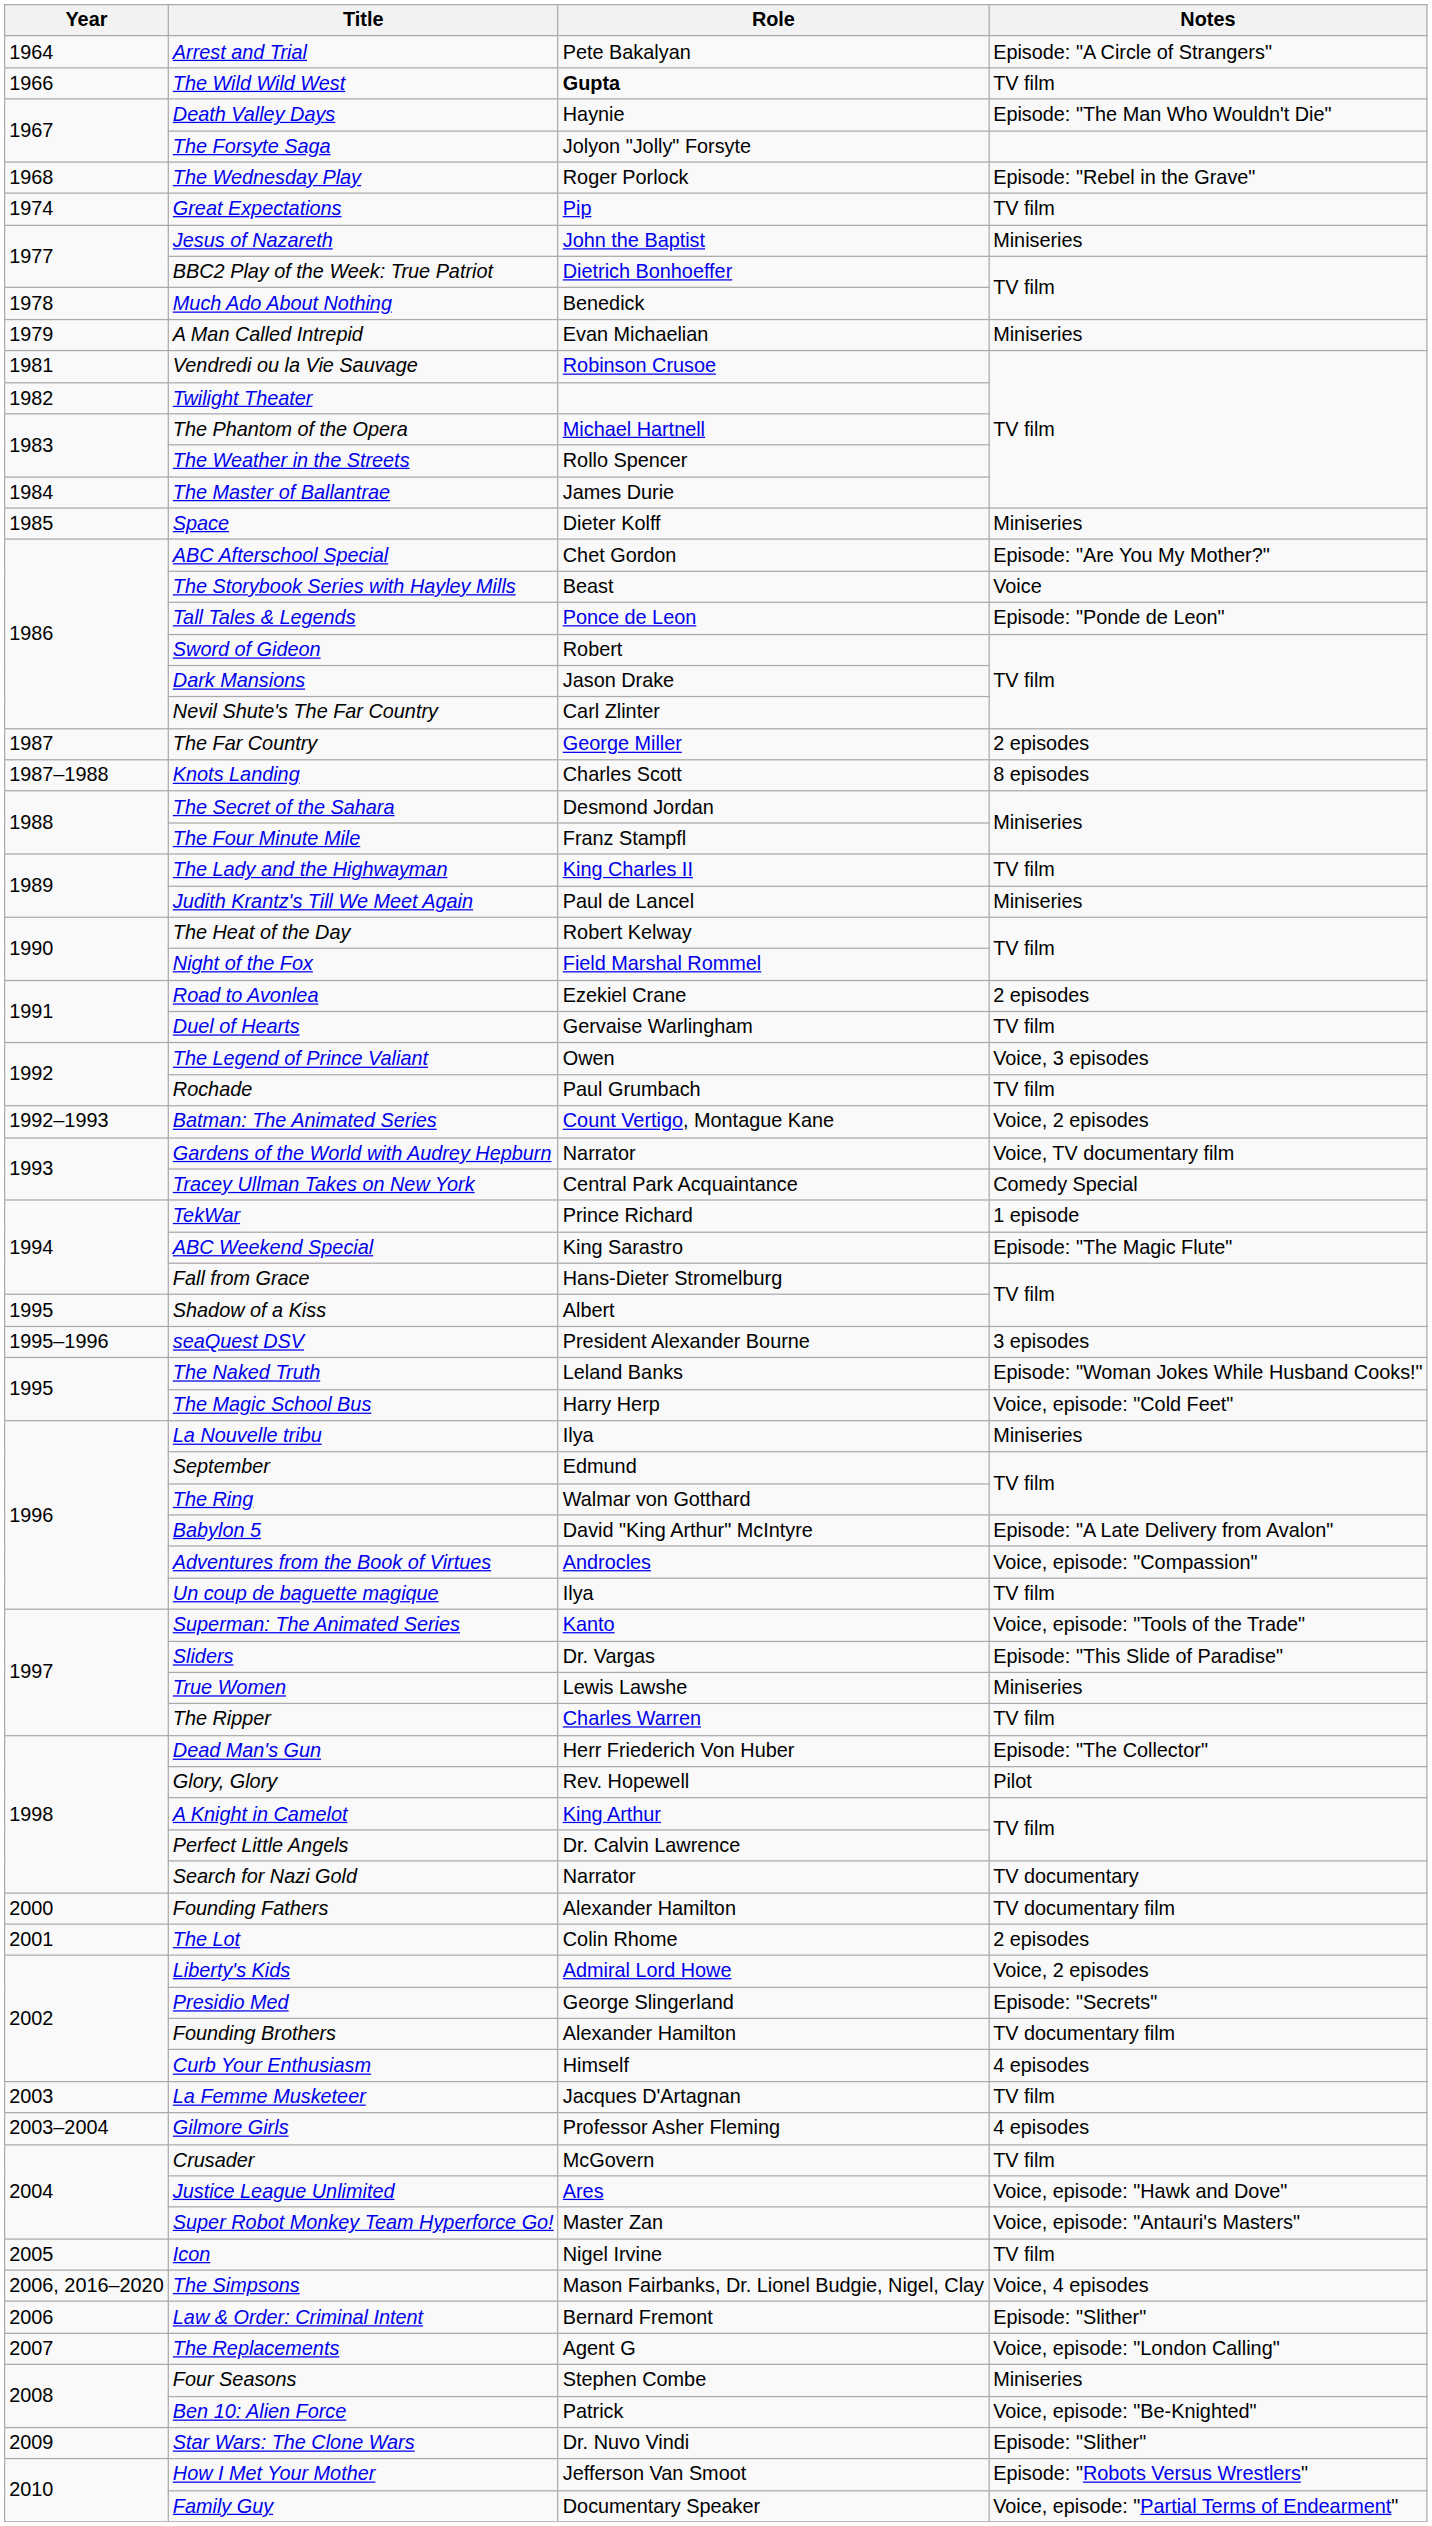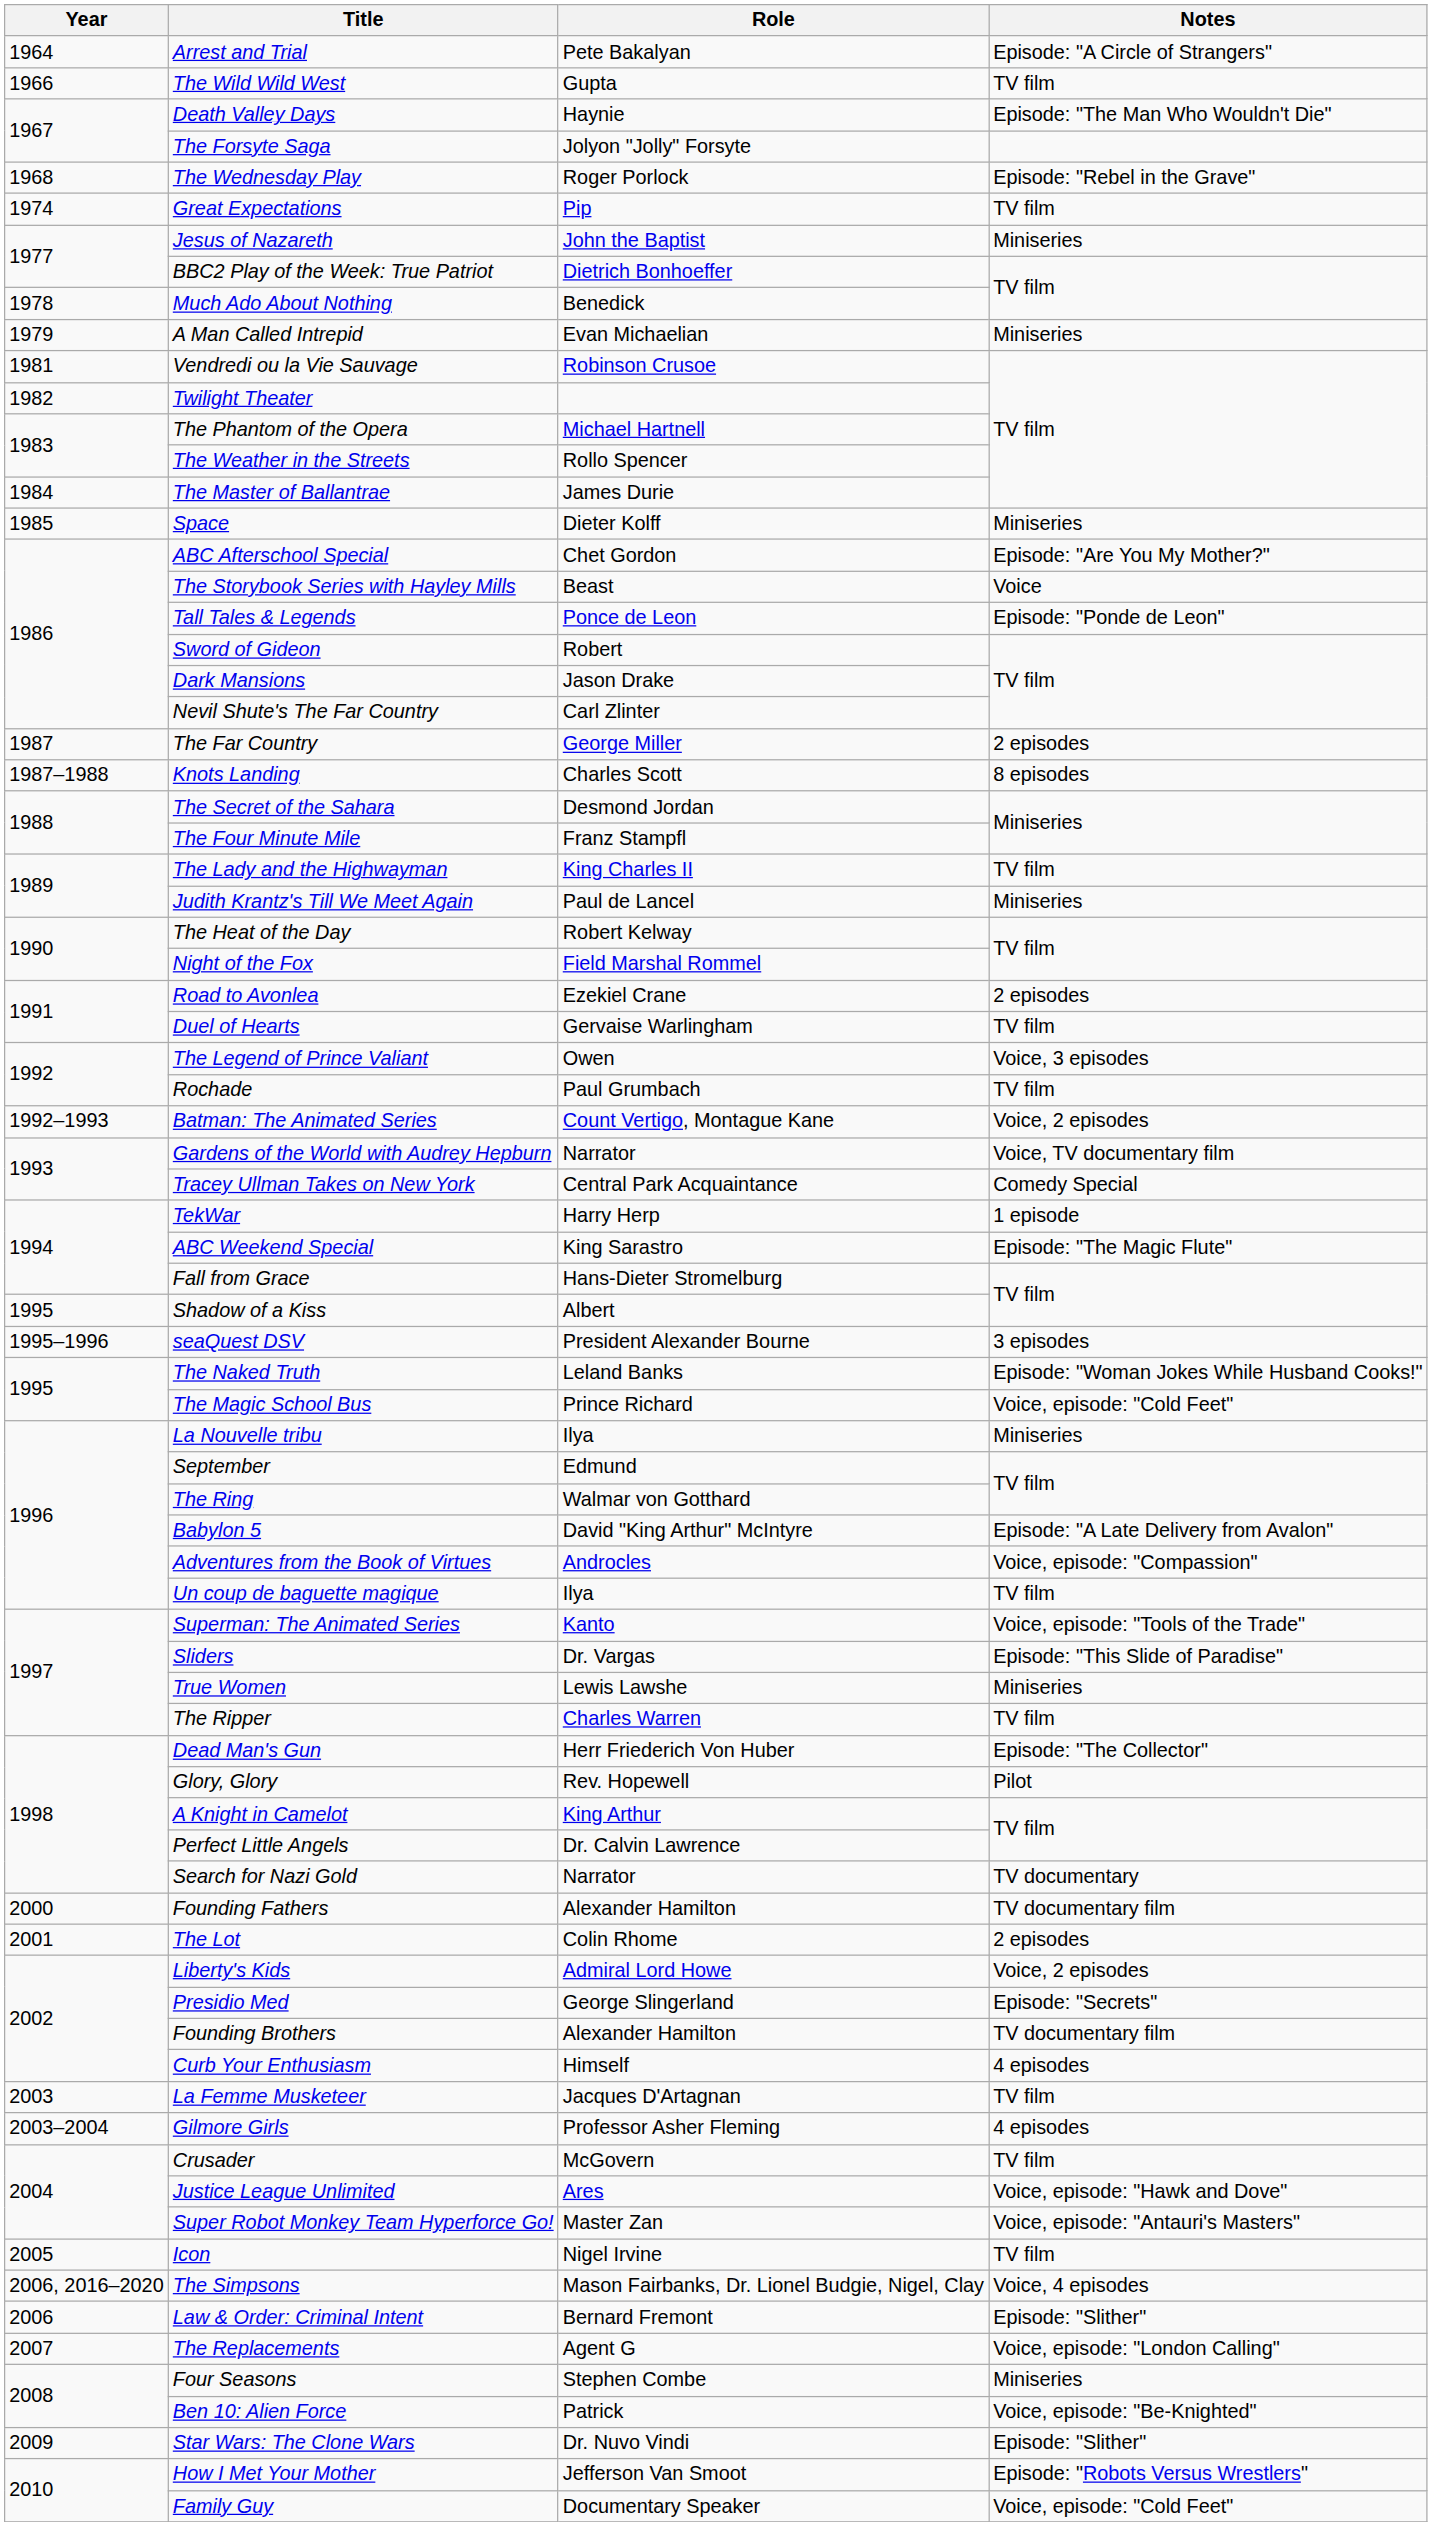(591, 83) bold -> (590, 83) normal
(628, 1215) Prince Richard -> (611, 1215) Harry Herp
(611, 1404) Harry Herp -> (628, 1404) Prince Richard
(1196, 2505) Voice, episode: "Partial Terms of Endearment" -> (1113, 2505) Voice, episode: "Cold Feet"
